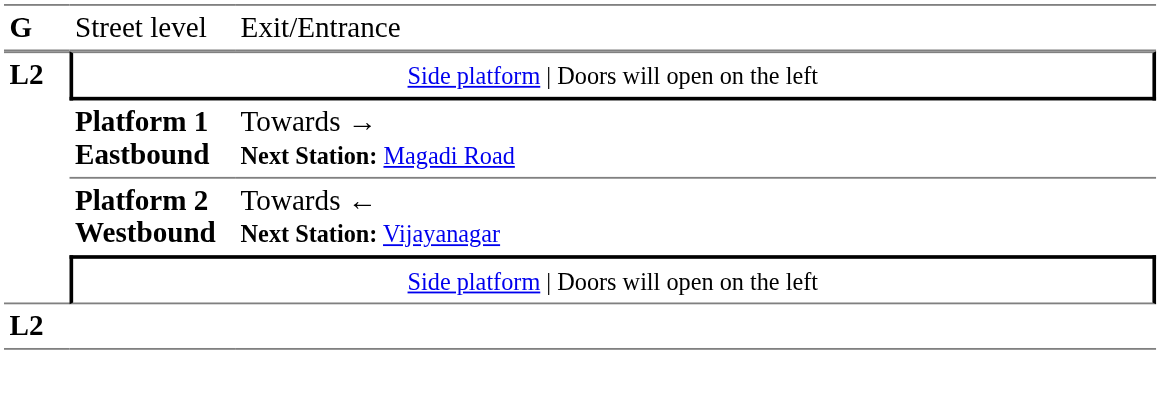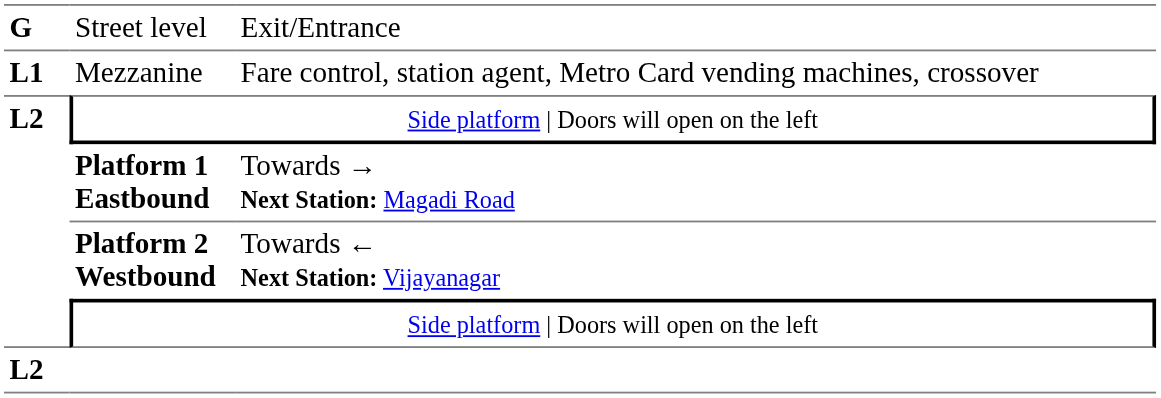+ row: (139, 72)
